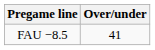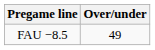(115, 34) 41 -> (115, 34) 49
